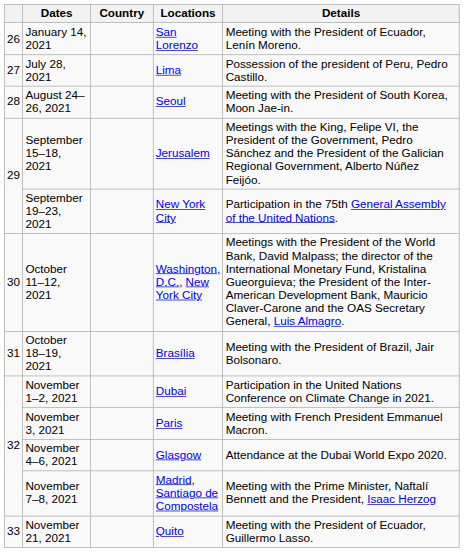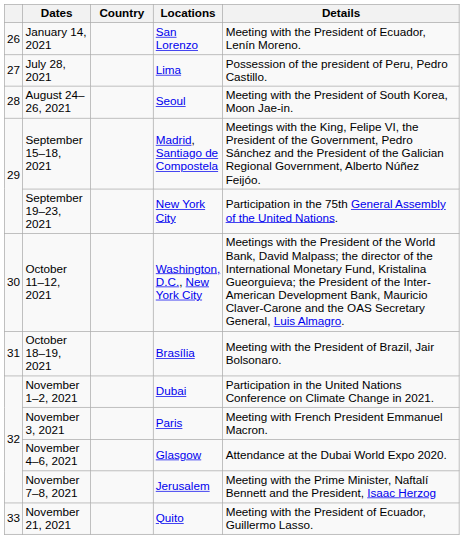(183, 153) Jerusalem -> (187, 153) Madrid, Santiago de Compostela
(187, 493) Madrid, Santiago de Compostela -> (183, 486) Jerusalem
